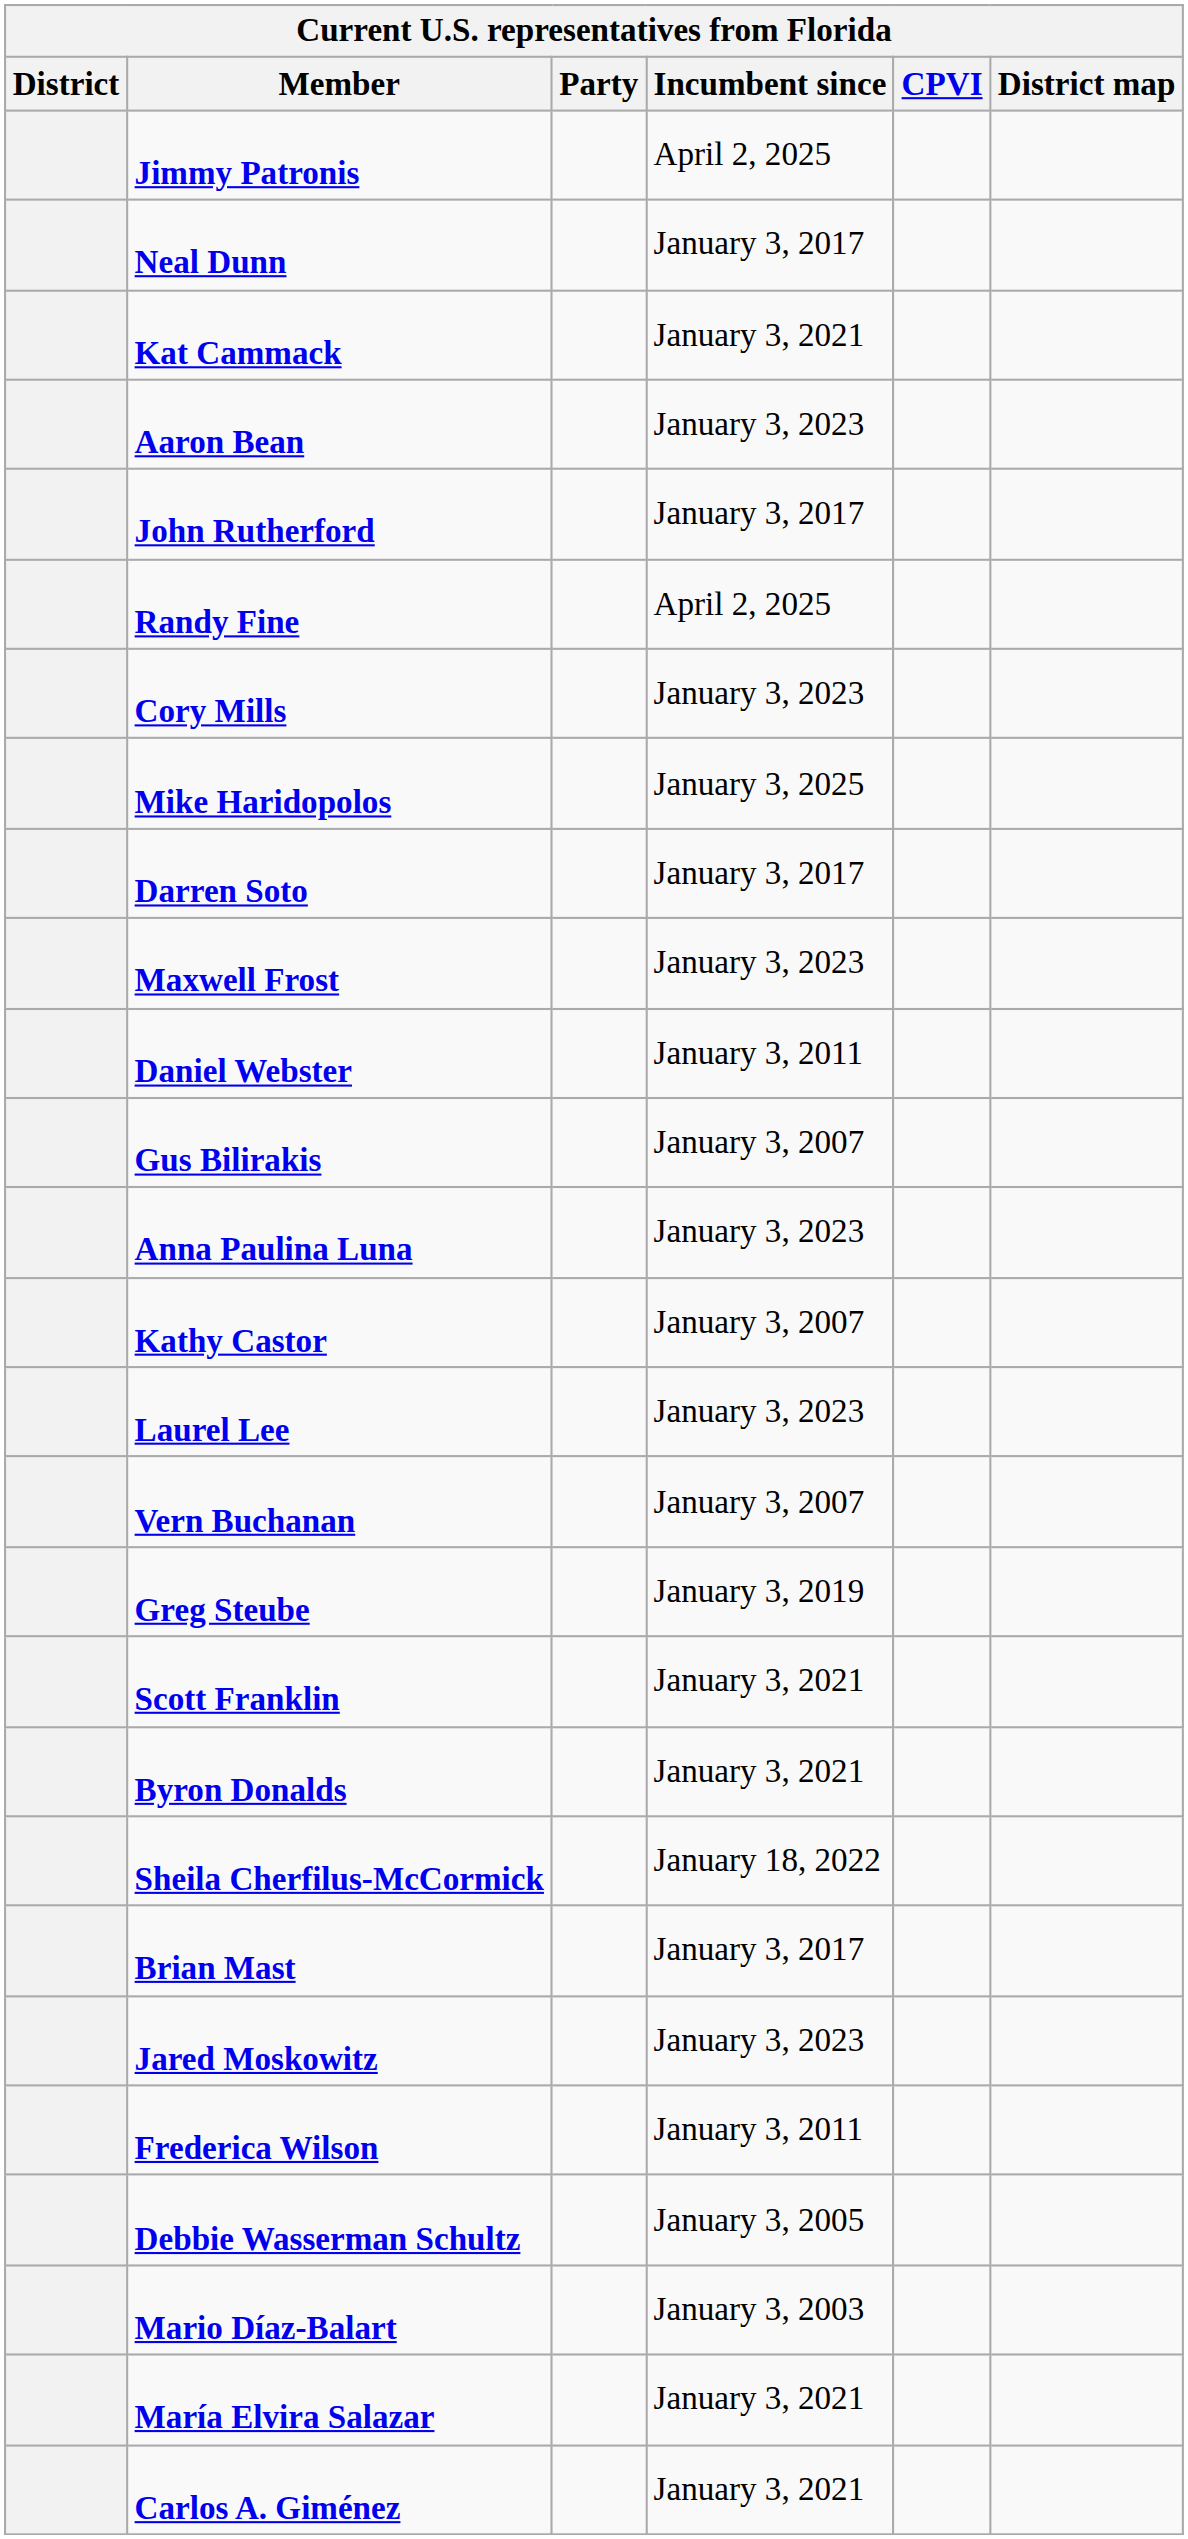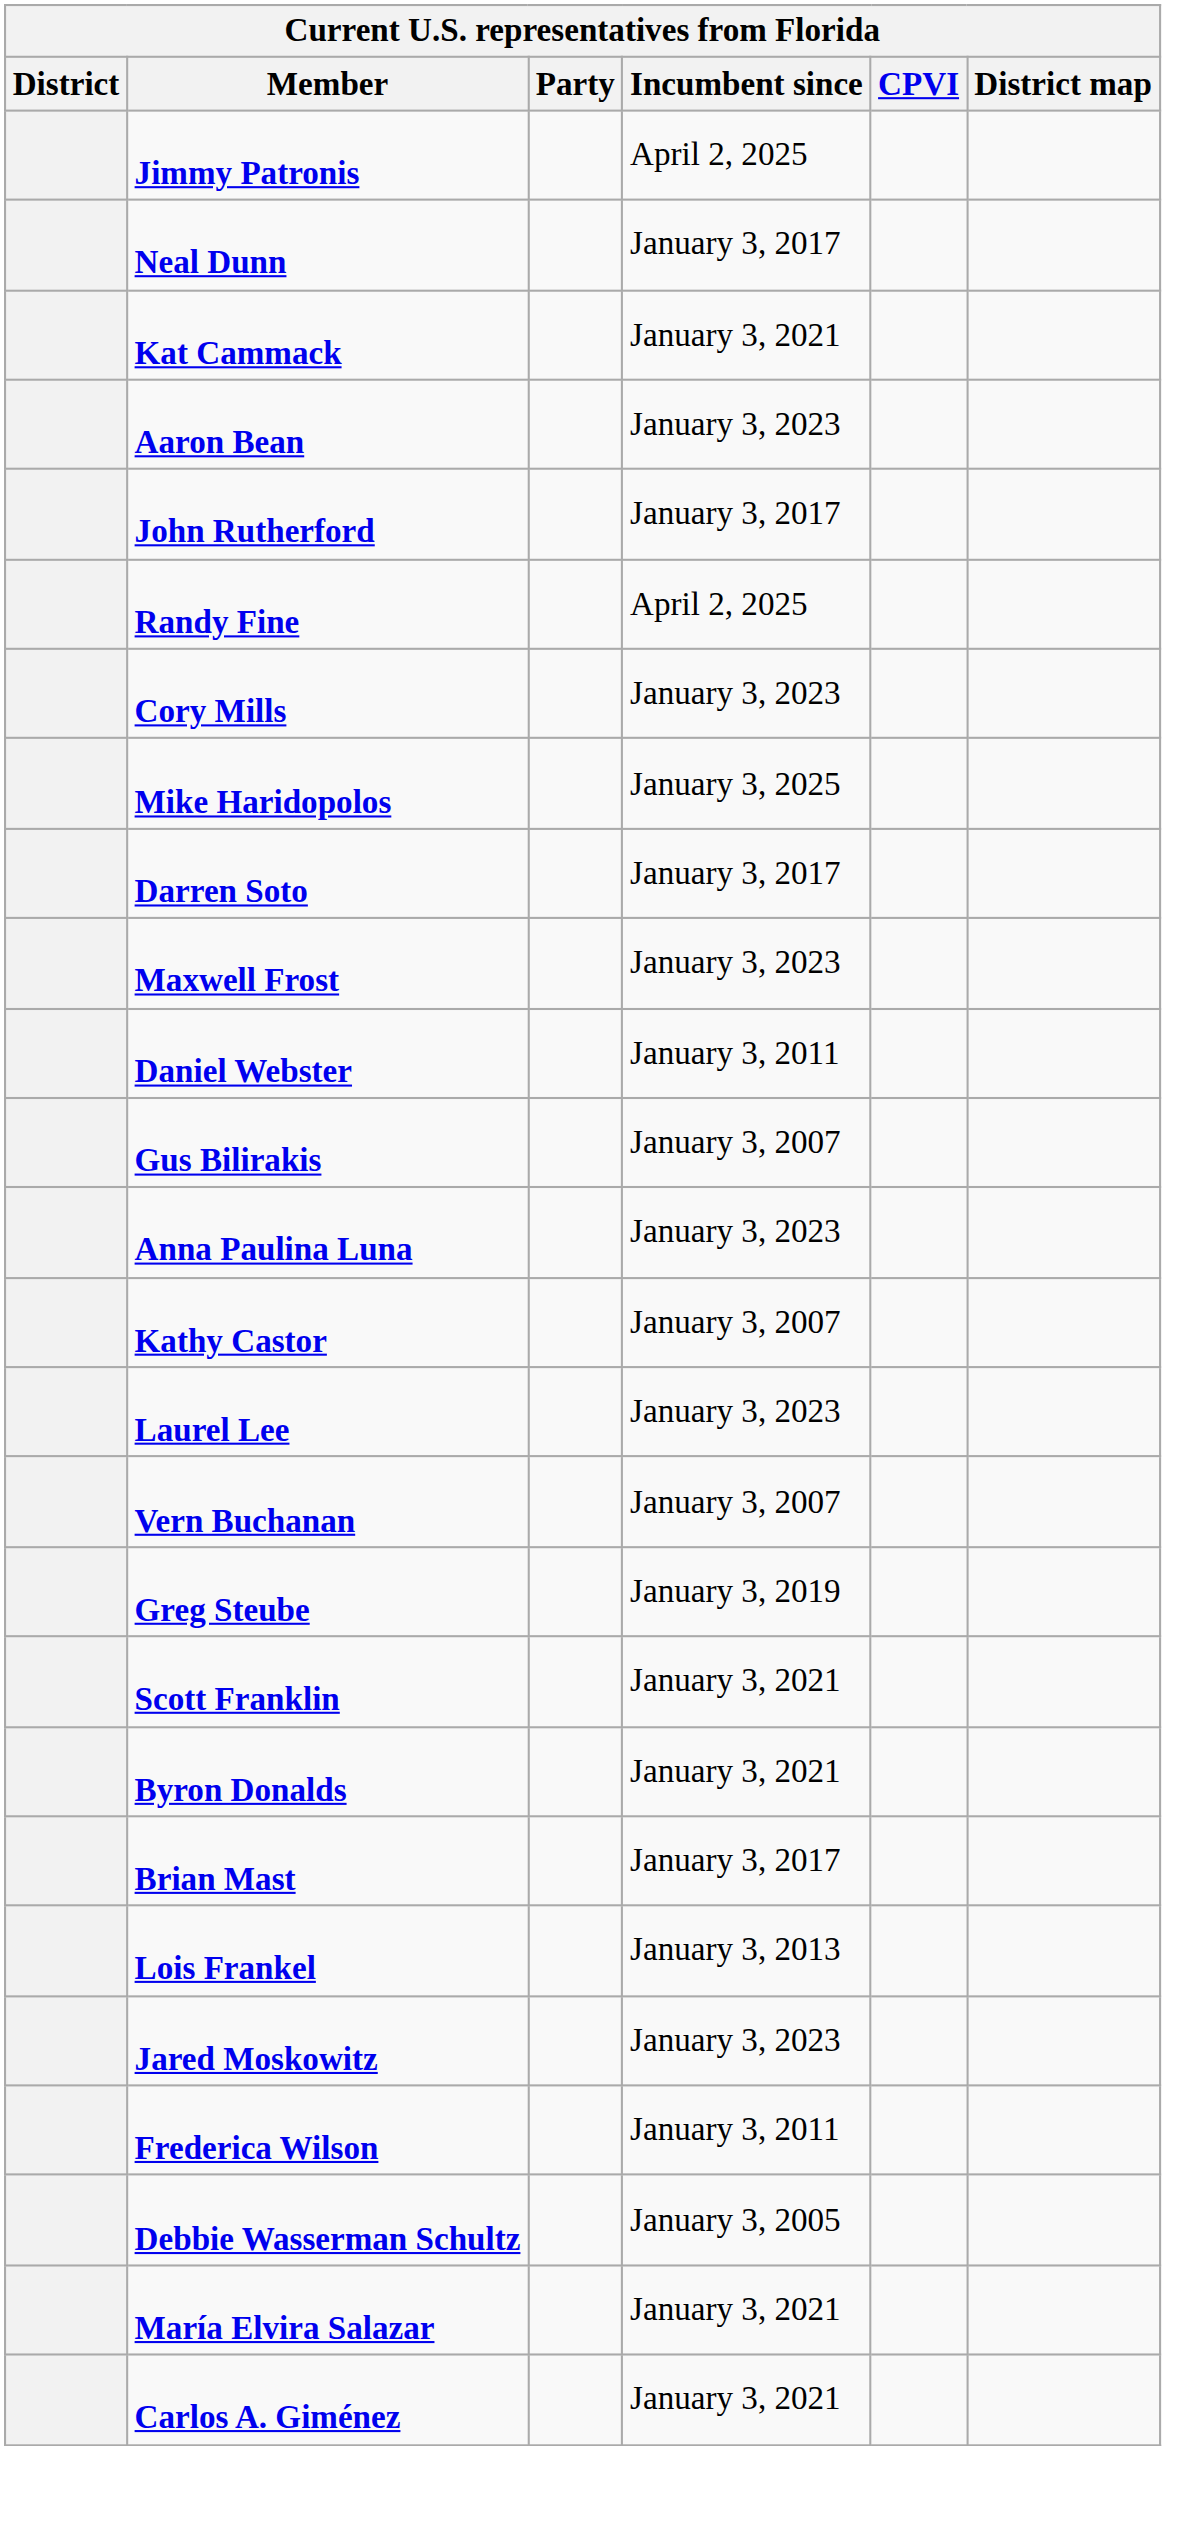- row: (339, 1879)
+ row: (225, 1968)
- row: (266, 2327)
